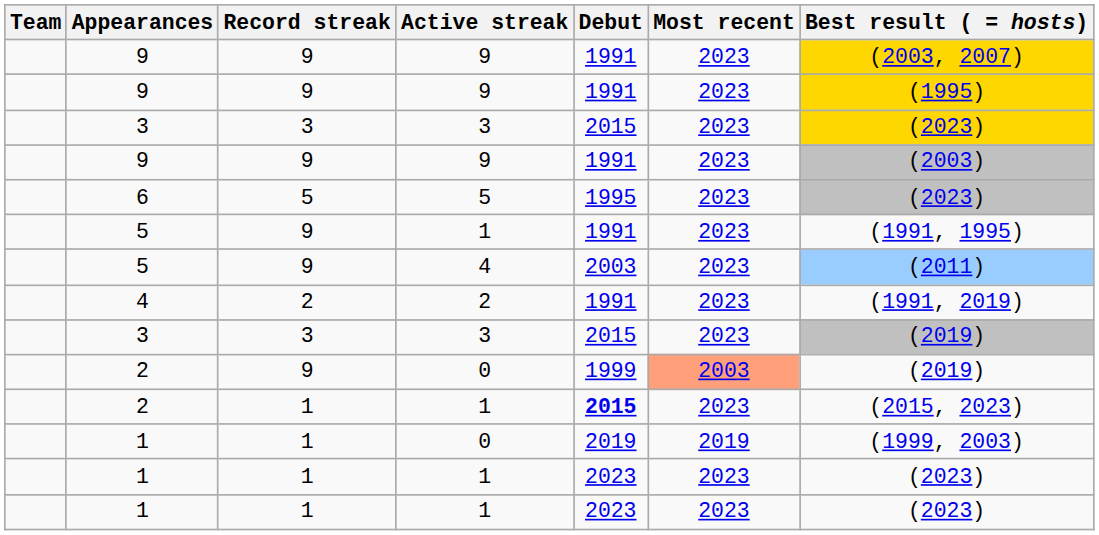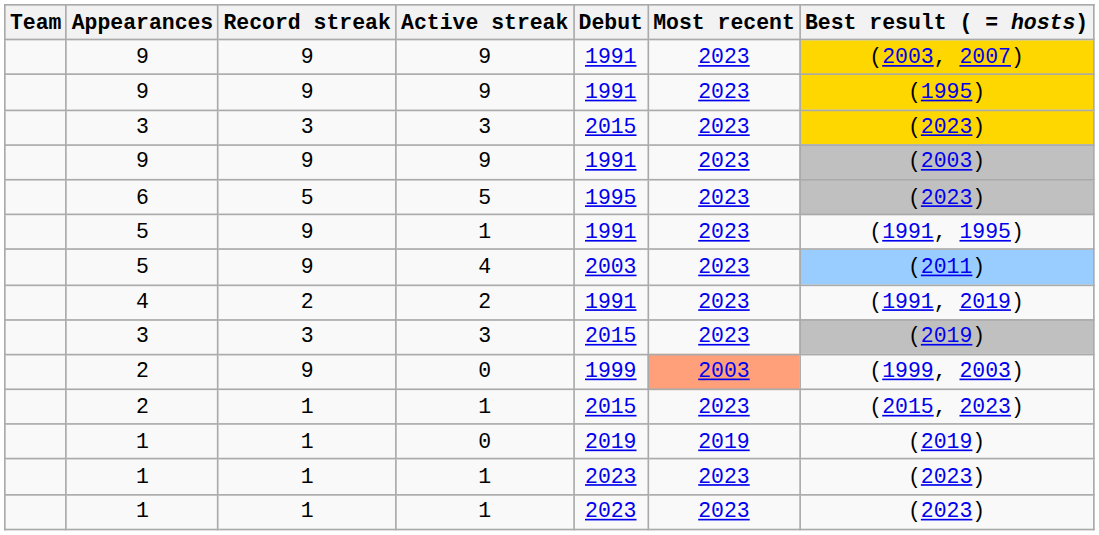(947, 372) (2019) -> (947, 372) (1999, 2003)
(611, 407) bold -> (611, 407) normal
(947, 442) (1999, 2003) -> (947, 442) (2019)
